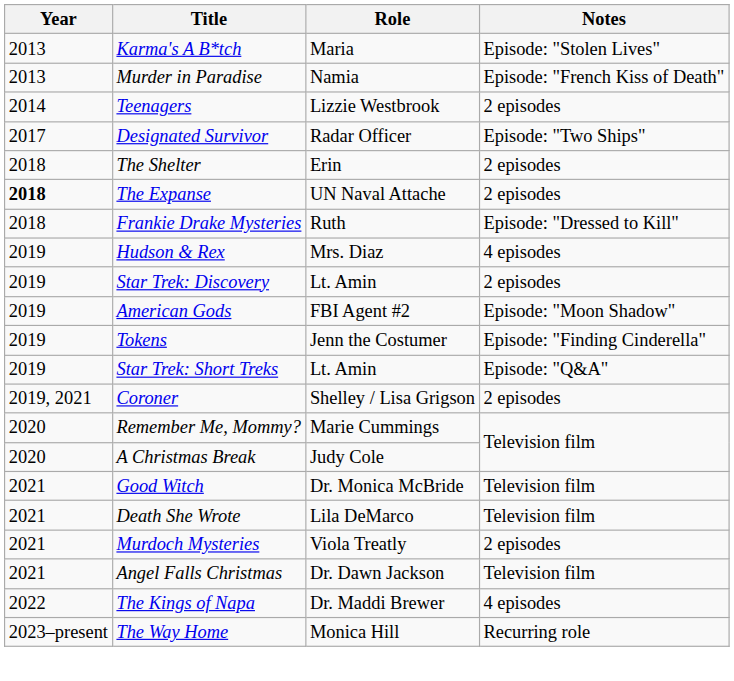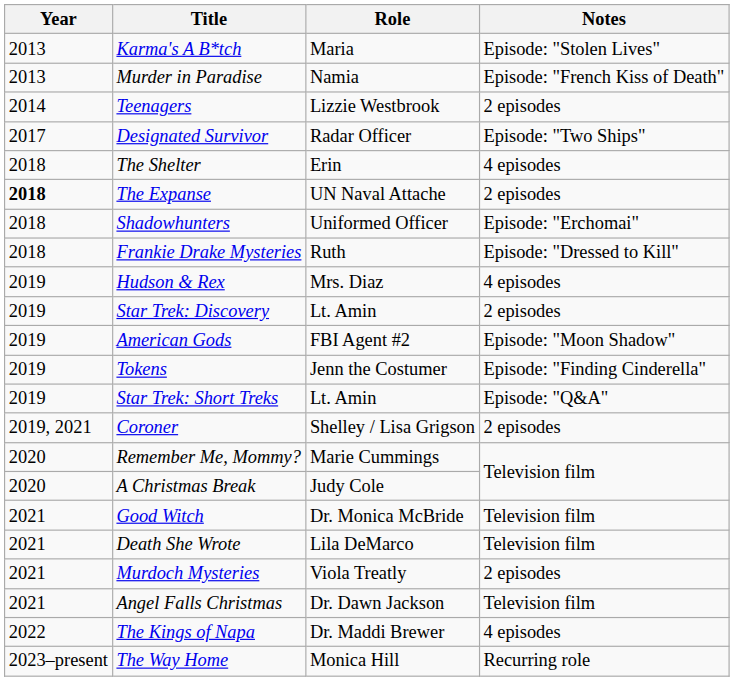(522, 164) 2 episodes -> (522, 164) 4 episodes
+ row: (173, 223)
